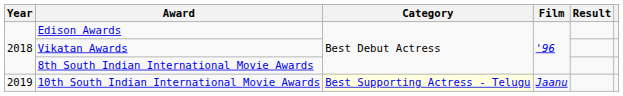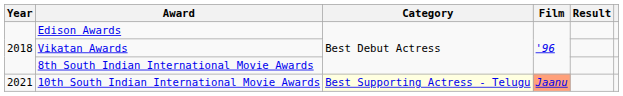(20, 83) 2019 -> (20, 83) 2021
(552, 83) no background -> (552, 83) lightsalmon background
